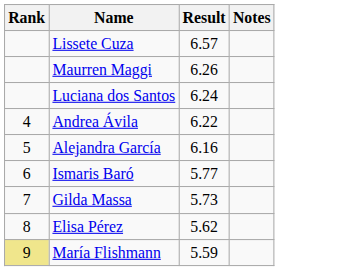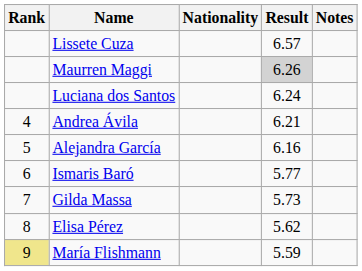+ column: (220, 17)
(204, 69) no background -> (287, 69) lightgrey background
(204, 121) 6.22 -> (287, 121) 6.21
